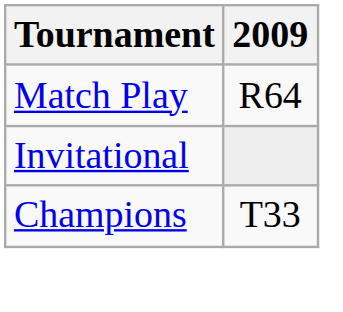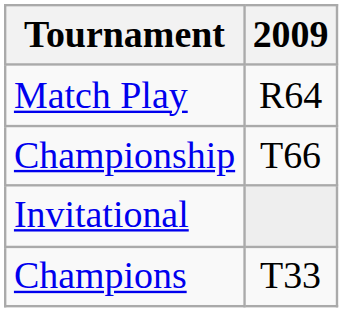+ row: (125, 154)
